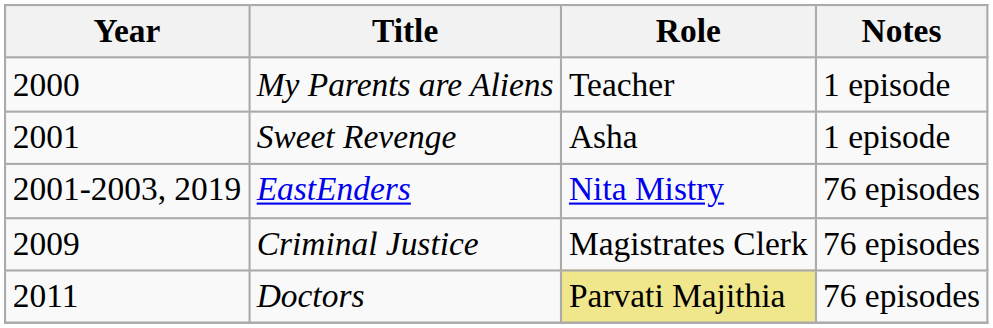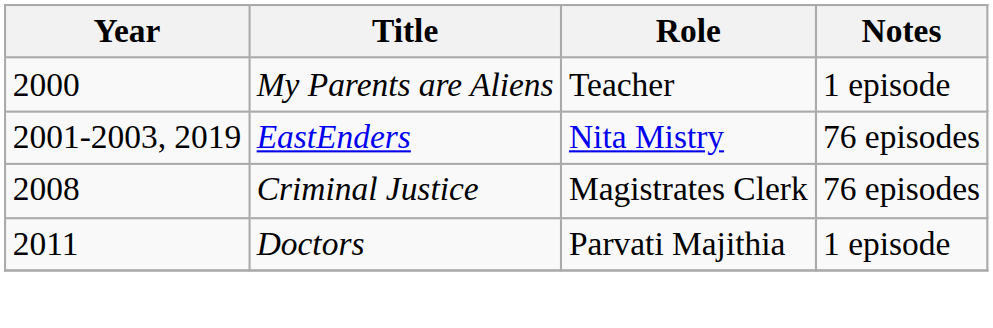- row: (356, 137)
(46, 243) 2009 -> (46, 190) 2008
(677, 296) khaki background -> (677, 243) no background
(902, 296) 76 episodes -> (887, 243) 1 episode
